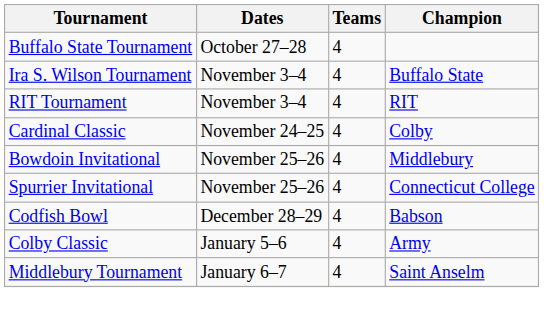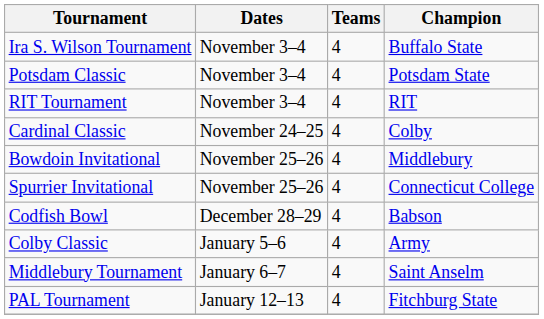- row: (100, 46)
+ row: (67, 74)
+ row: (69, 300)
